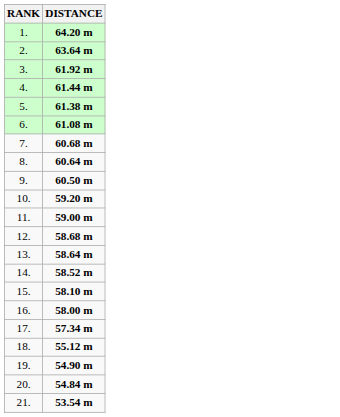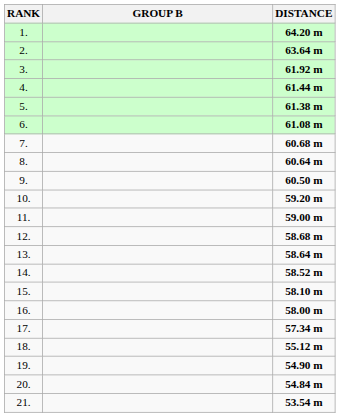+ column: (158, 14)
